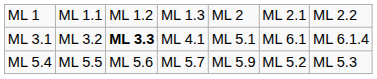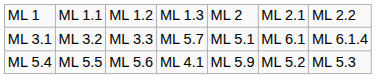(132, 39) bold -> (131, 39) normal
(183, 39) ML 4.1 -> (182, 39) ML 5.7
(183, 62) ML 5.7 -> (182, 62) ML 4.1
